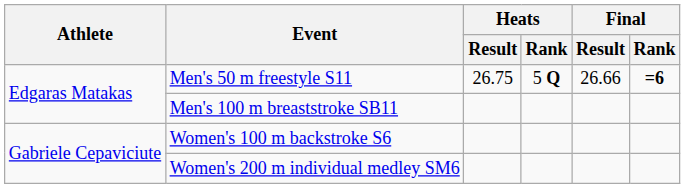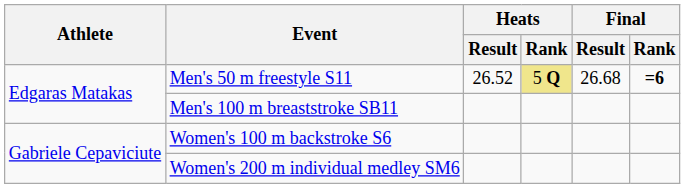(493, 79) 26.75 -> (493, 79) 26.52
(547, 79) no background -> (547, 79) khaki background
(601, 79) 26.66 -> (601, 79) 26.68
